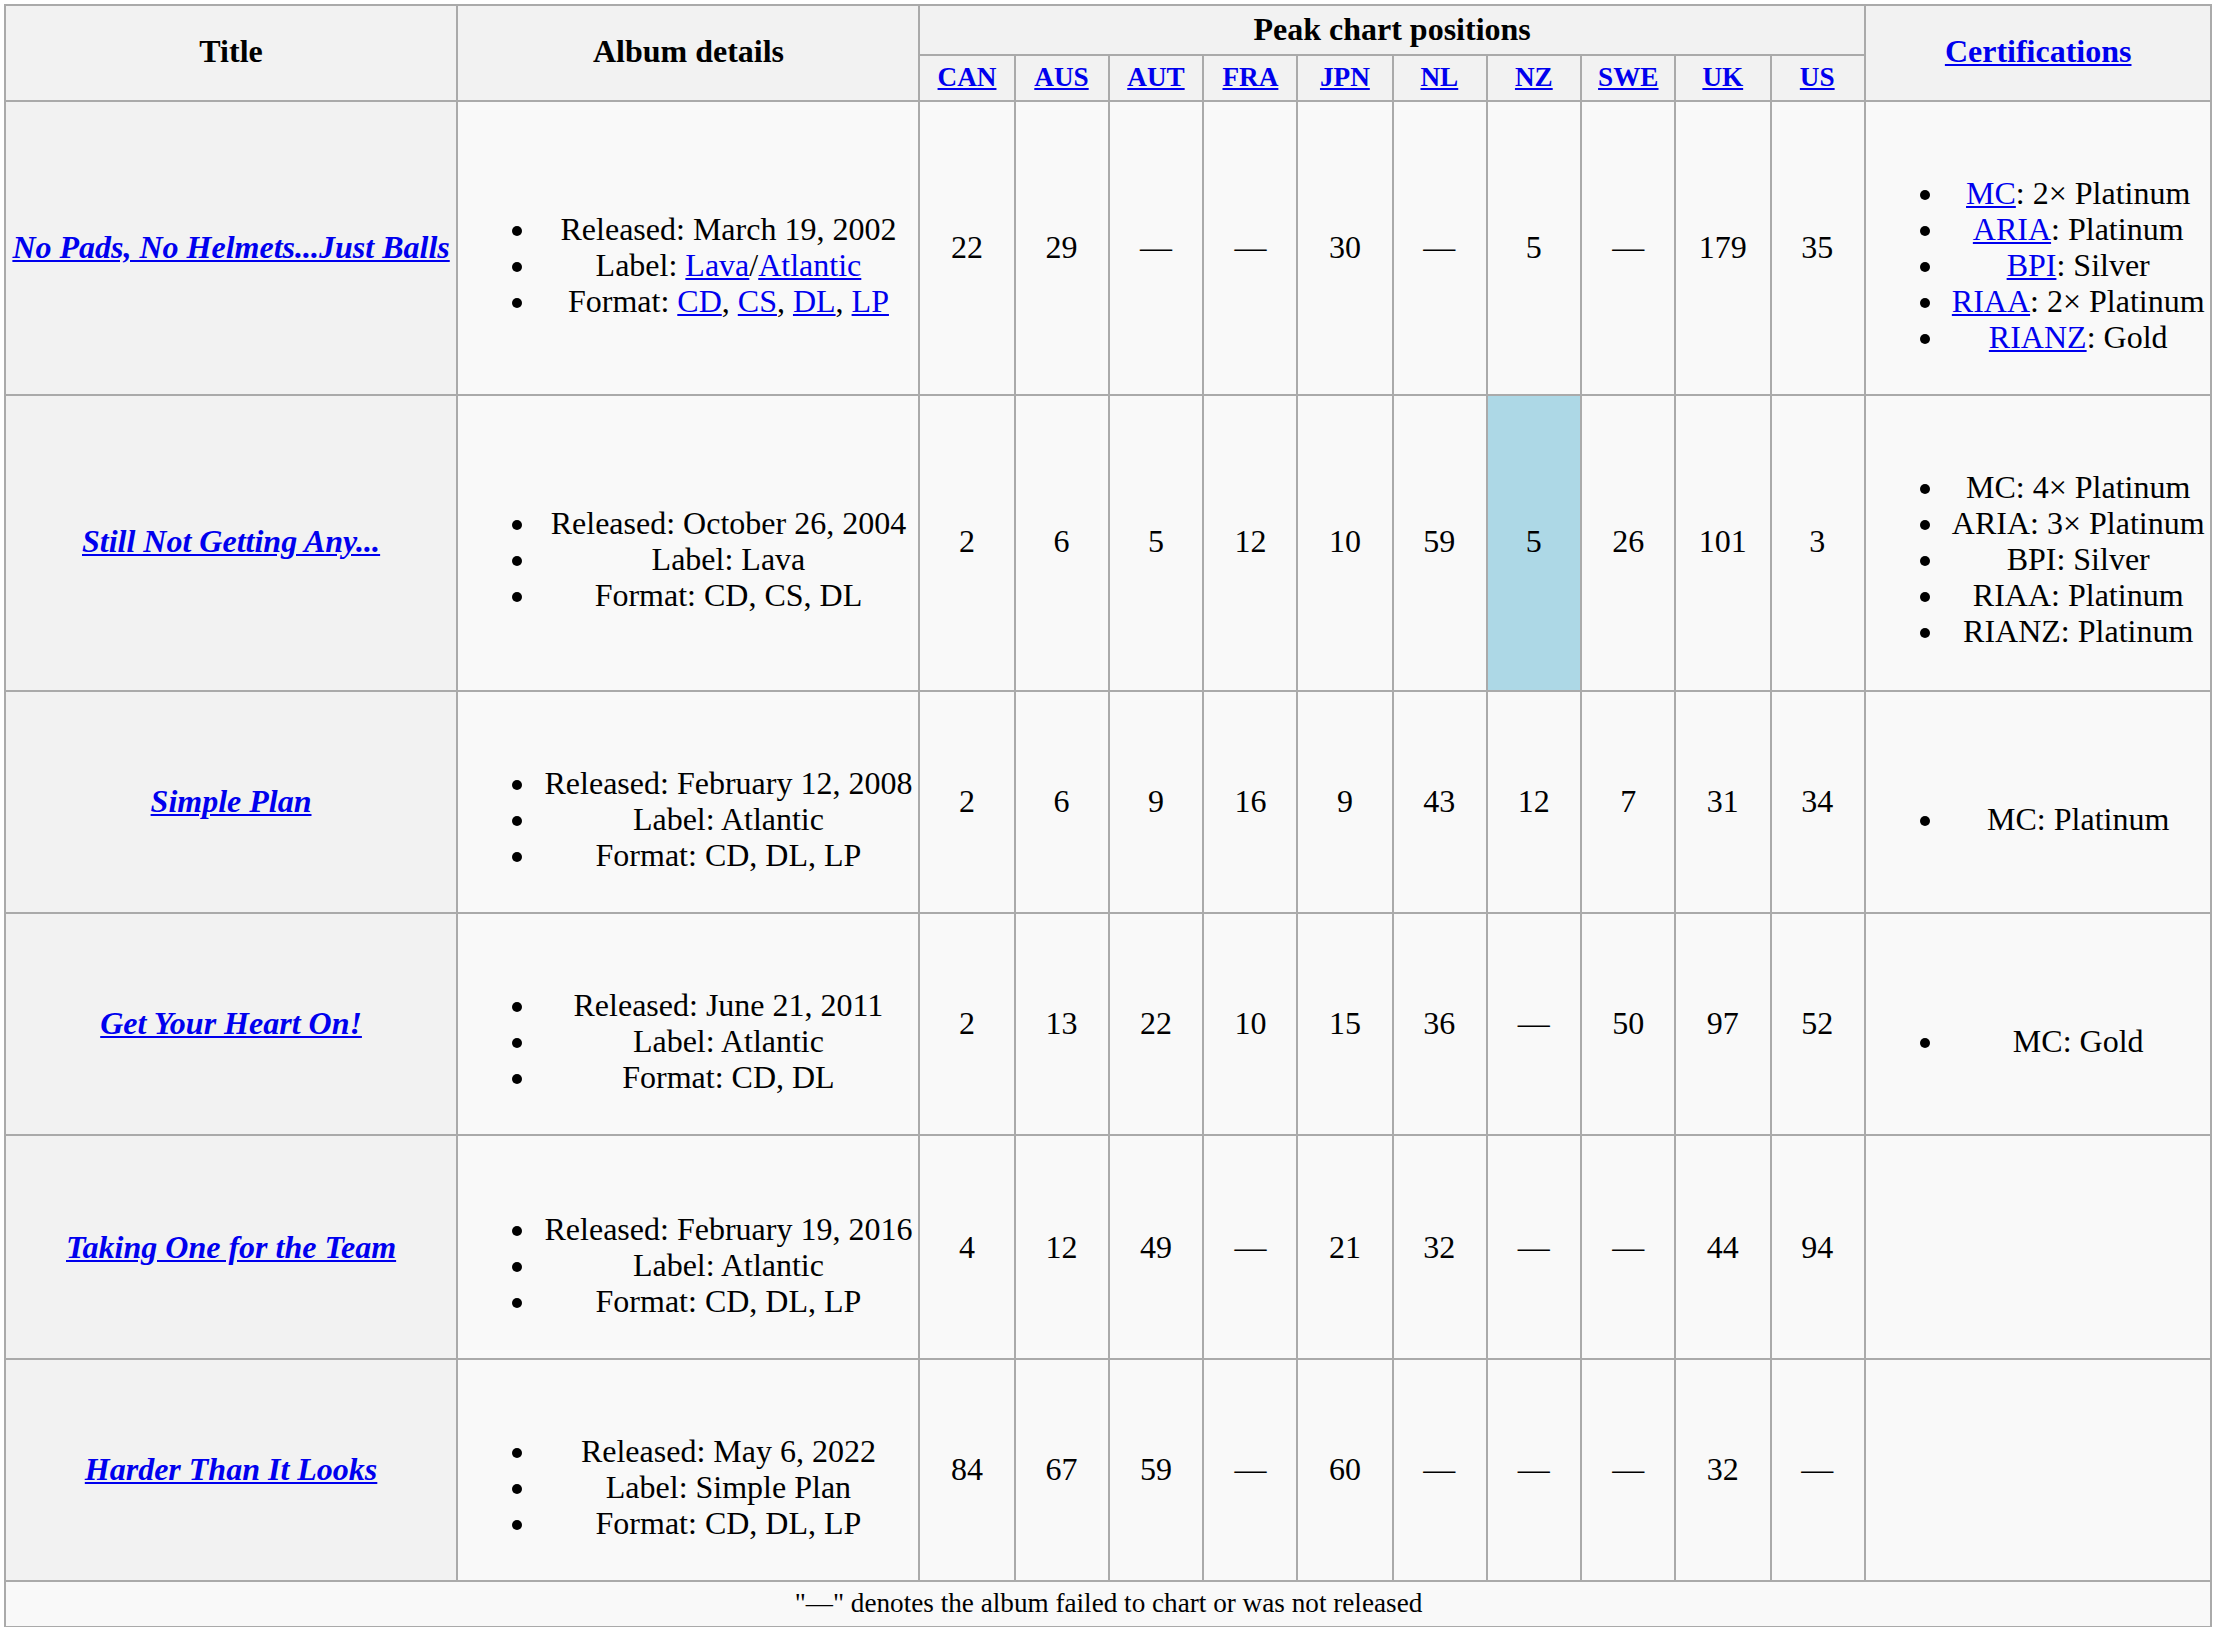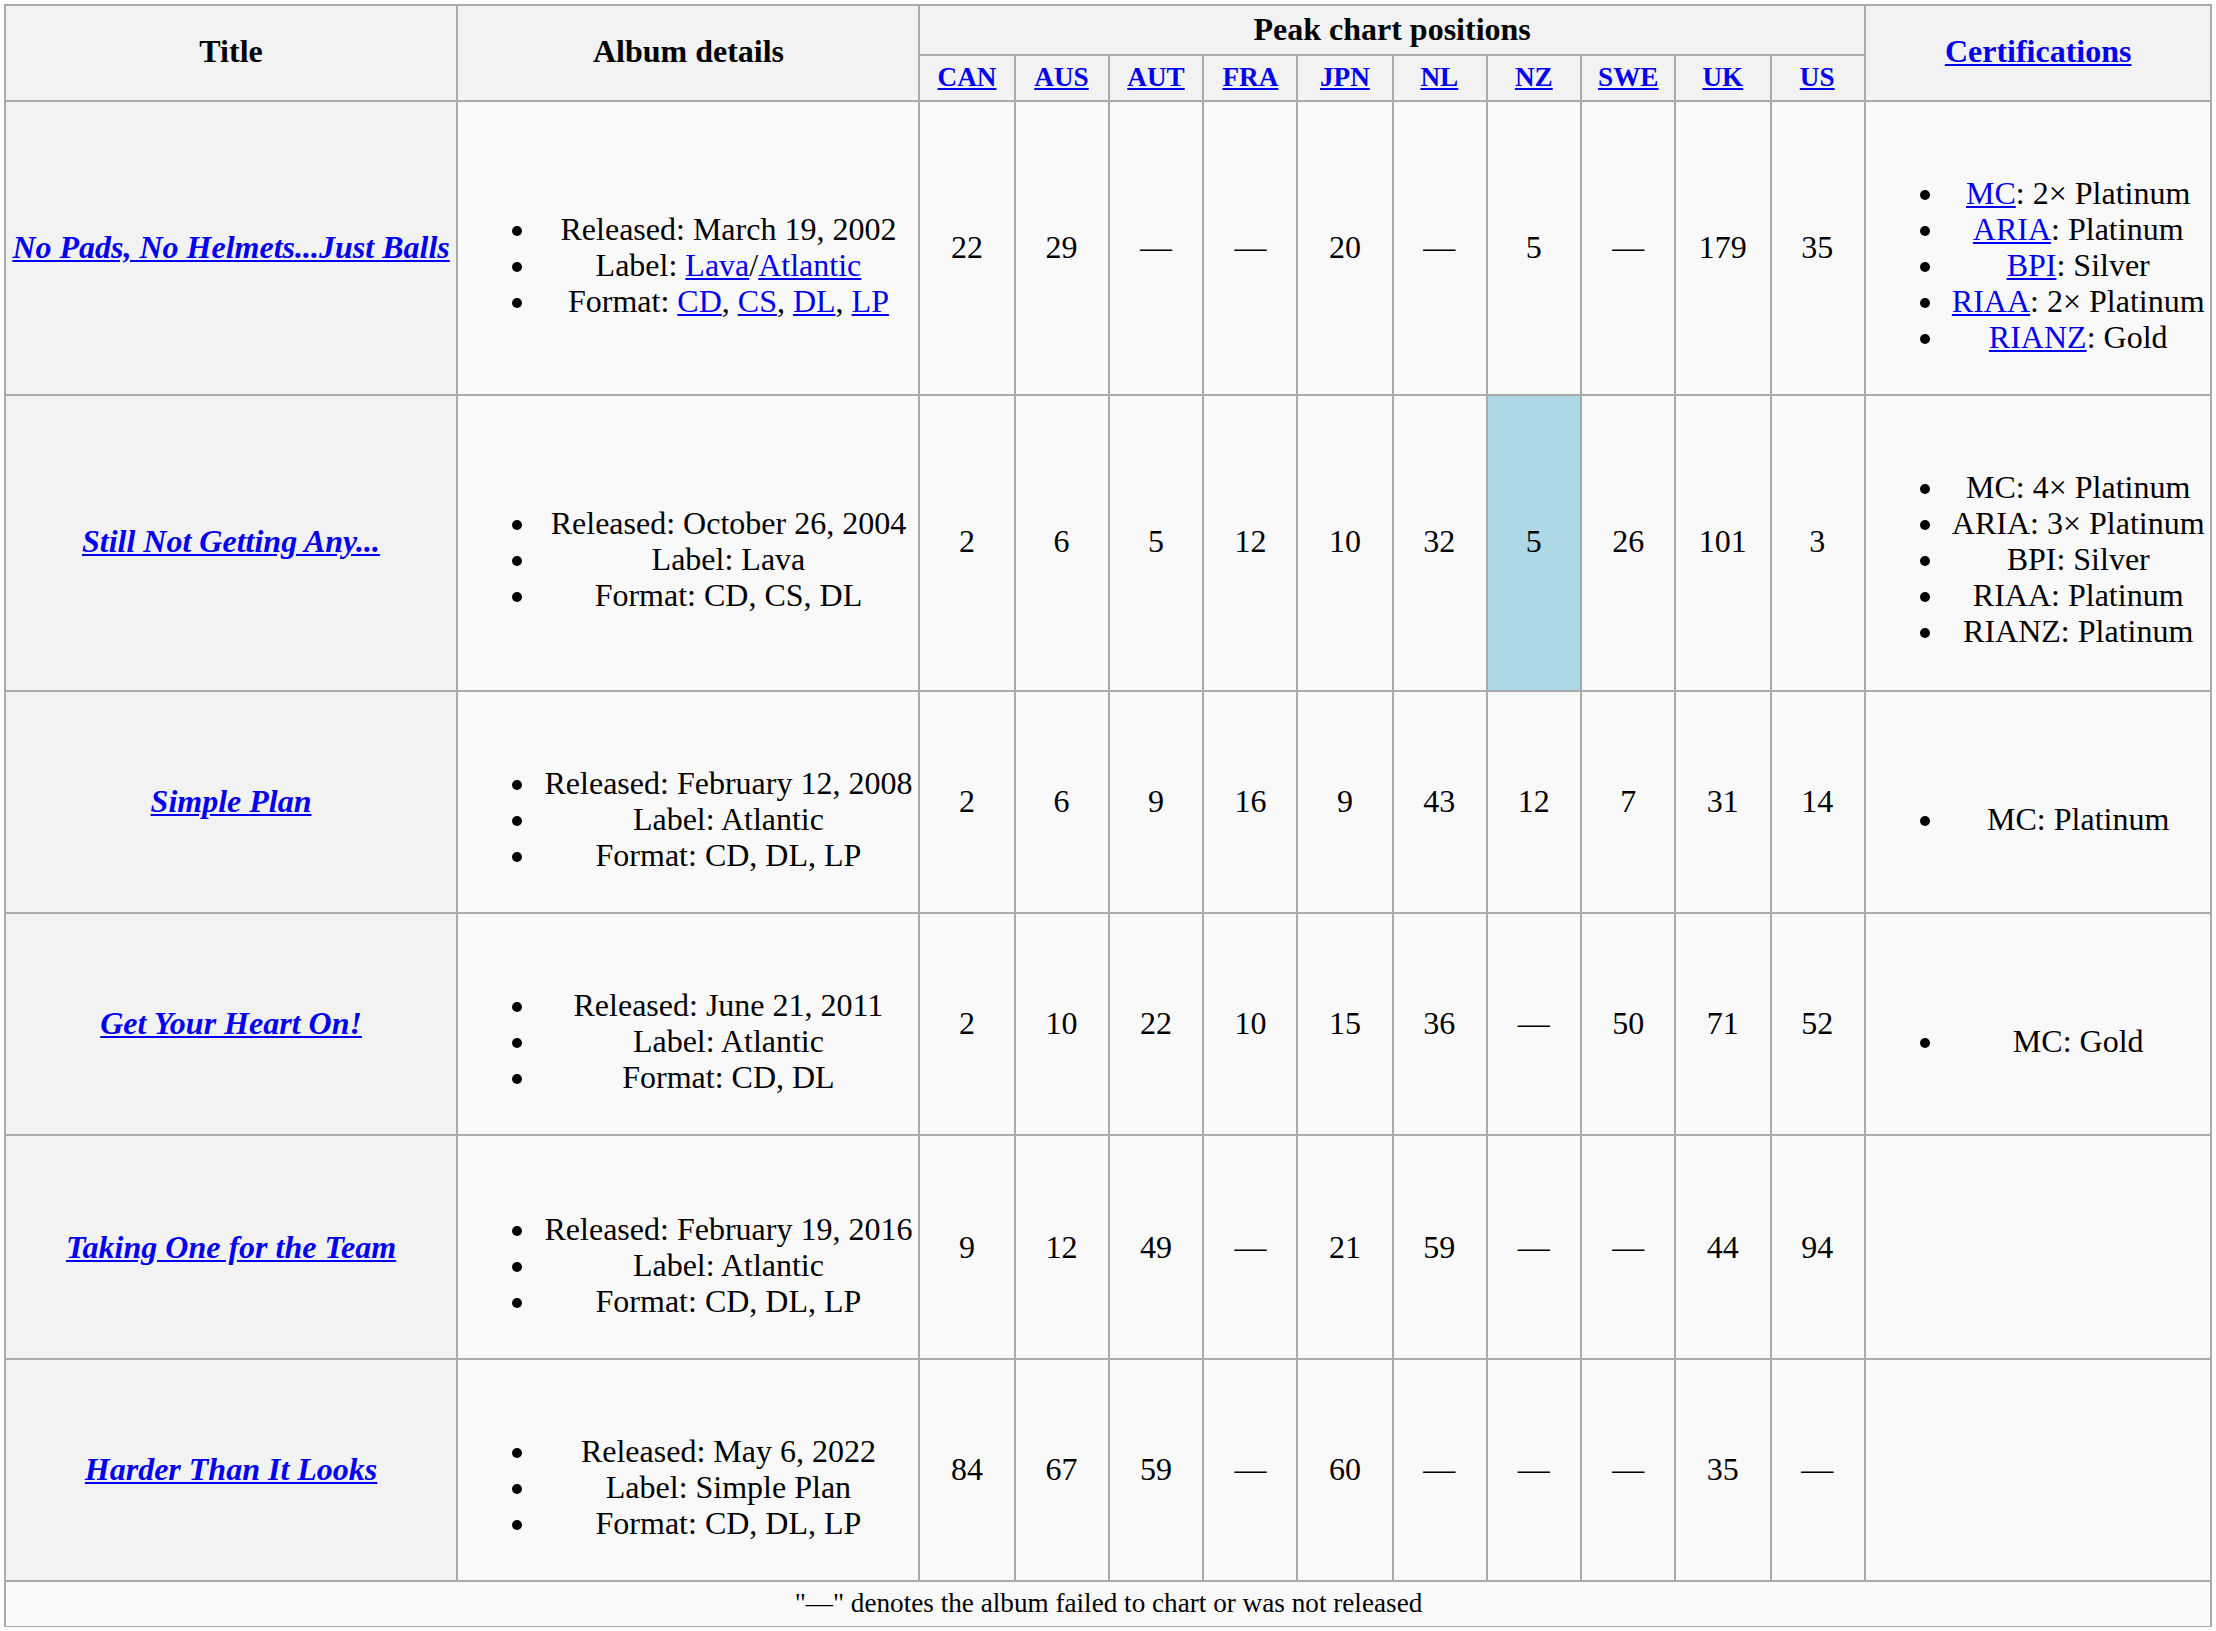(1345, 247) 30 -> (1345, 247) 20
(1439, 542) 59 -> (1439, 542) 32
(1817, 800) 34 -> (1817, 800) 14
(1061, 1023) 13 -> (1061, 1023) 10
(1723, 1023) 97 -> (1723, 1023) 71
(967, 1246) 4 -> (967, 1246) 9
(1439, 1246) 32 -> (1439, 1246) 59
(1723, 1469) 32 -> (1723, 1469) 35
